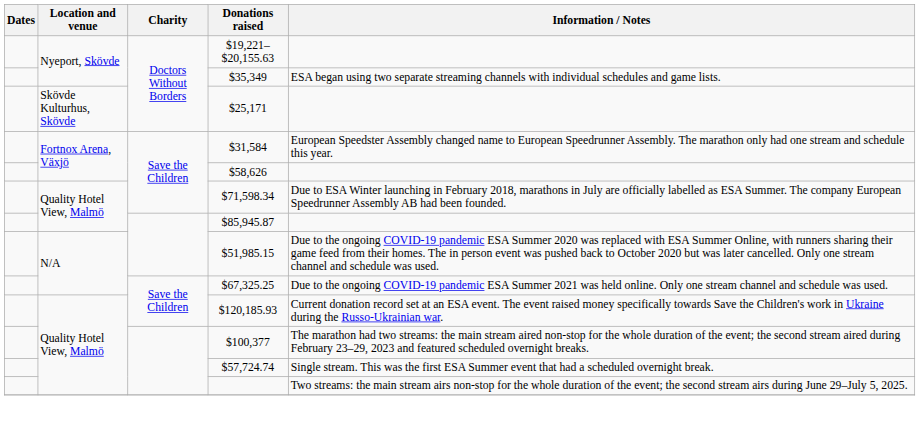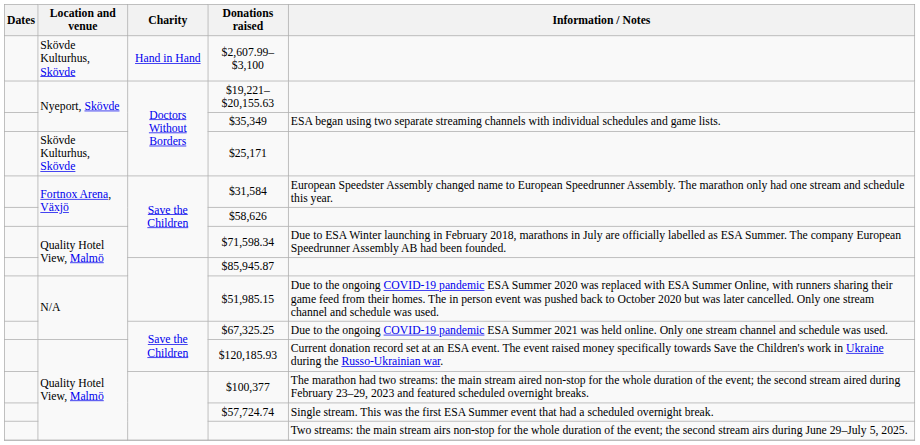+ row: (65, 58)
